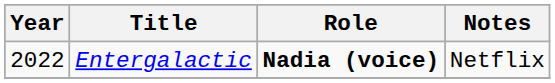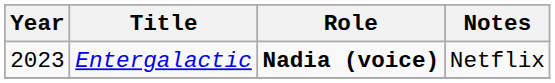(37, 60) 2022 -> (37, 60) 2023
